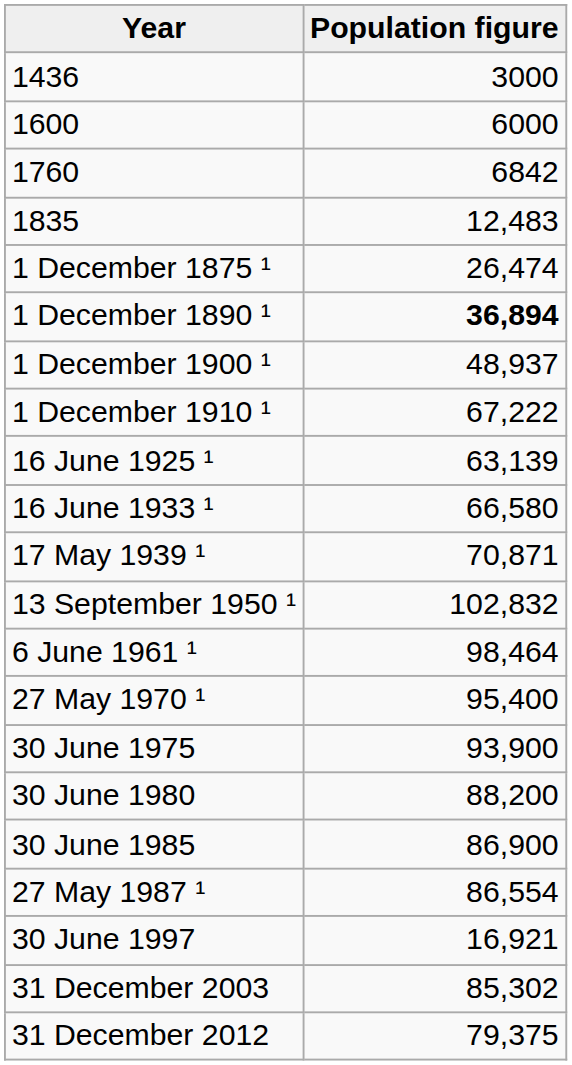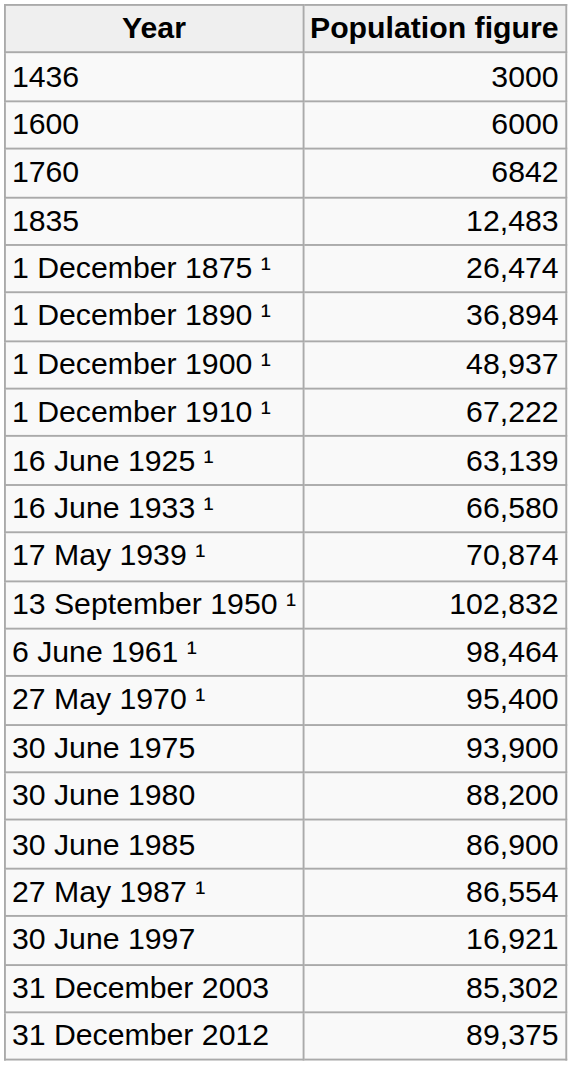(512, 316) bold -> (512, 316) normal
(512, 556) 70,871 -> (512, 556) 70,874
(512, 1035) 79,375 -> (512, 1035) 89,375
